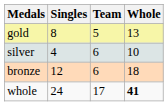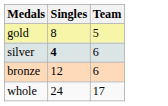- column: (144, 14)
(54, 52) normal -> (54, 52) bold
